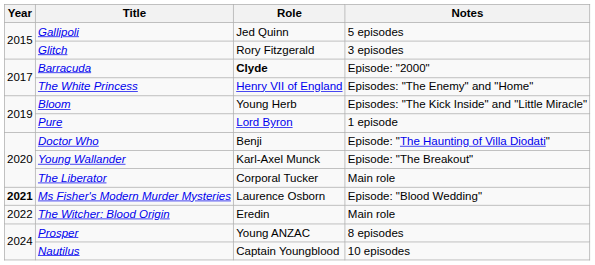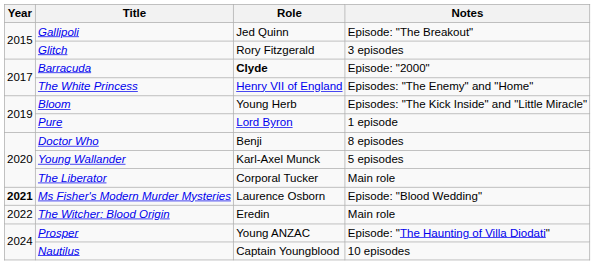(376, 31) 5 episodes -> (411, 31) Episode: "The Breakout"
(449, 141) Episode: "The Haunting of Villa Diodati" -> (376, 141) 8 episodes
(411, 159) Episode: "The Breakout" -> (376, 159) 5 episodes
(376, 232) 8 episodes -> (449, 232) Episode: "The Haunting of Villa Diodati"
